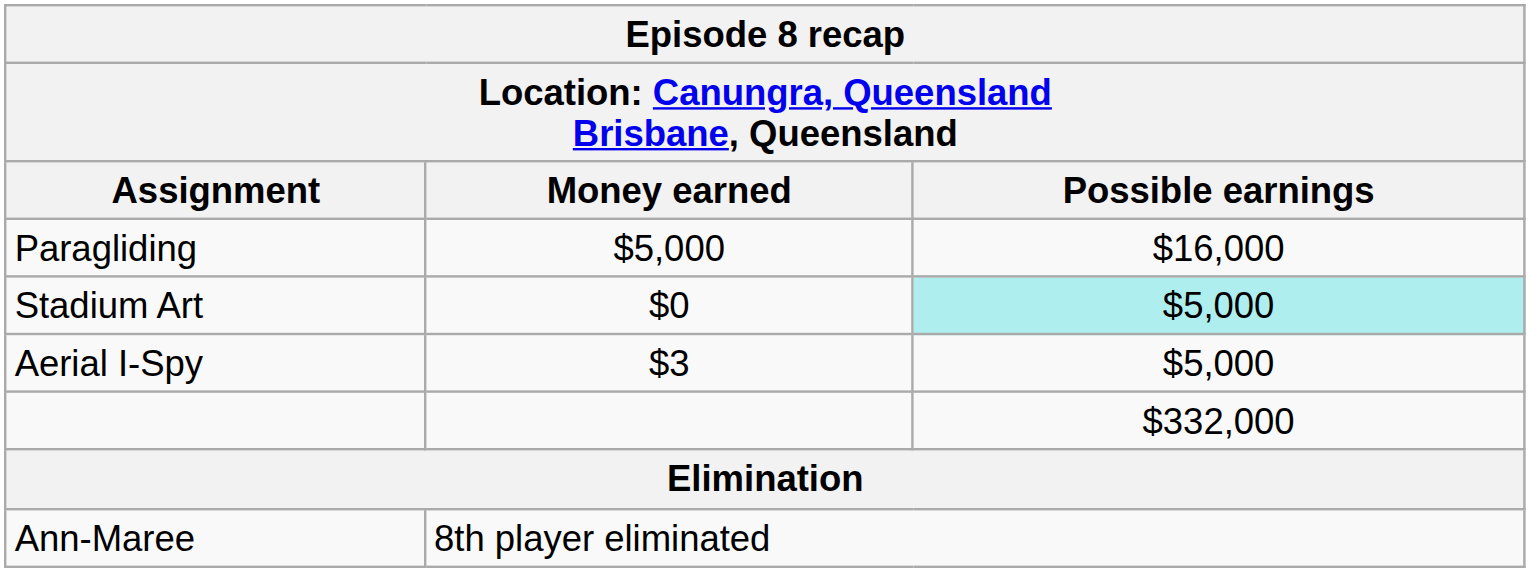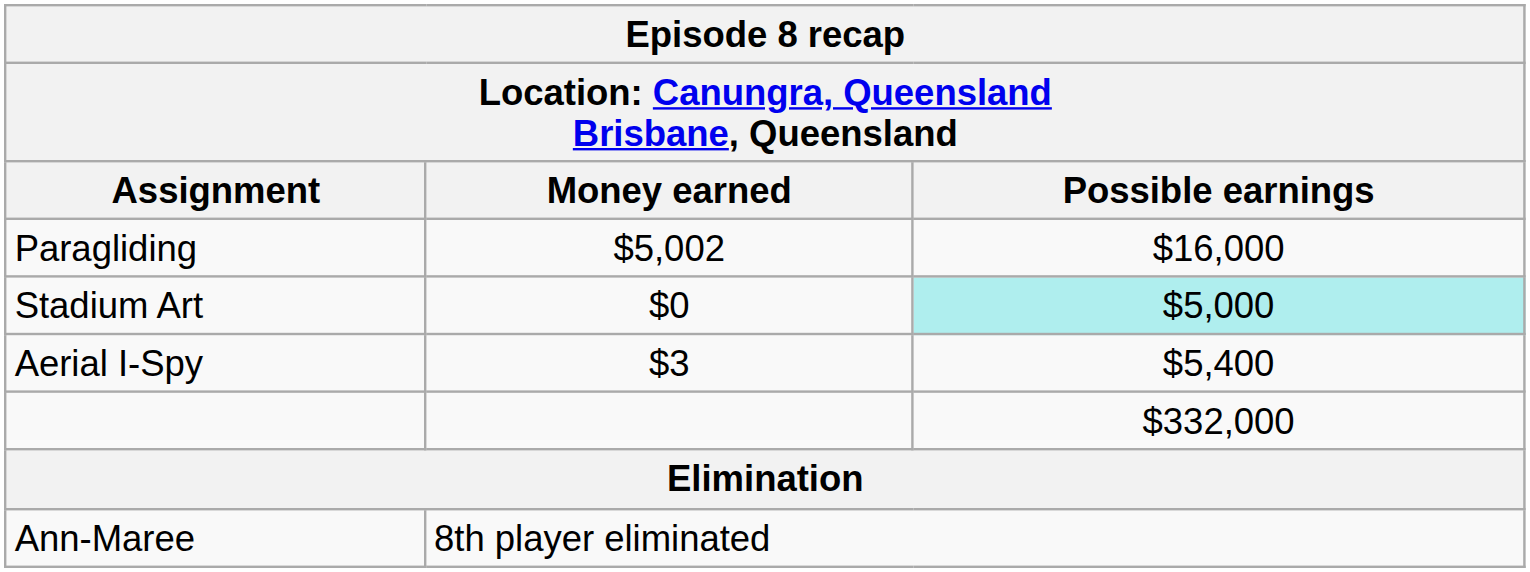(669, 248) $5,000 -> (669, 248) $5,002
(1219, 364) $5,000 -> (1219, 364) $5,400
